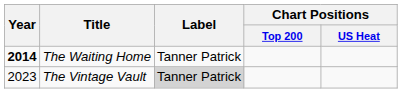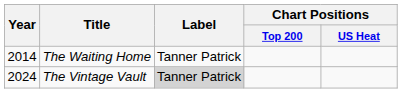(22, 56) bold -> (22, 56) normal
(22, 77) 2023 -> (22, 77) 2024
